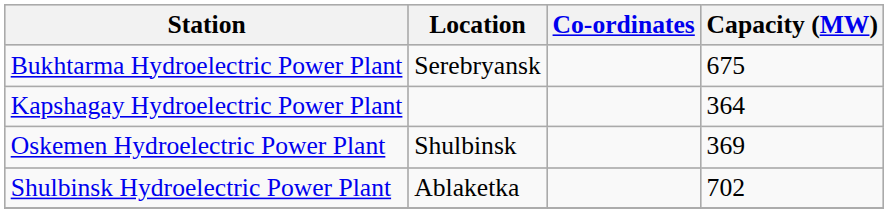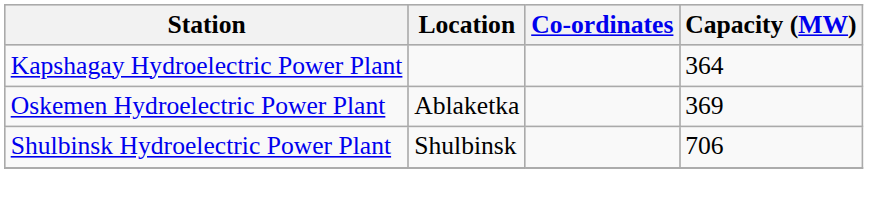- row: (207, 65)
(465, 146) Shulbinsk -> (467, 106) Ablaketka
(467, 187) Ablaketka -> (465, 146) Shulbinsk
(726, 187) 702 -> (704, 146) 706
